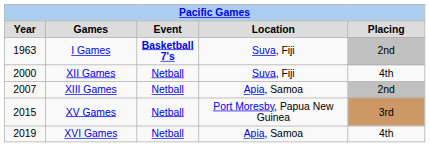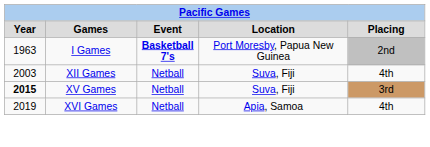(273, 51) Suva, Fiji -> (273, 51) Port Moresby, Papua New Guinea
(25, 74) 2000 -> (25, 74) 2003
- row: (91, 90)
(25, 112) normal -> (25, 90) bold
(273, 112) Port Moresby, Papua New Guinea -> (273, 90) Suva, Fiji
